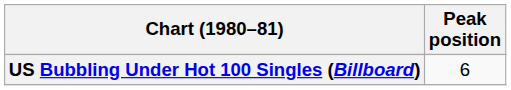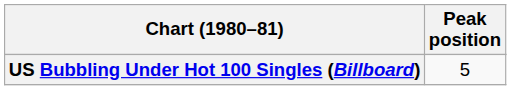(465, 69) 6 -> (465, 69) 5
